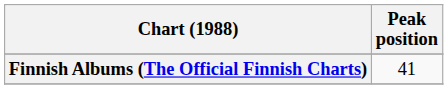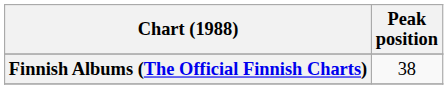(407, 68) 41 -> (407, 68) 38
